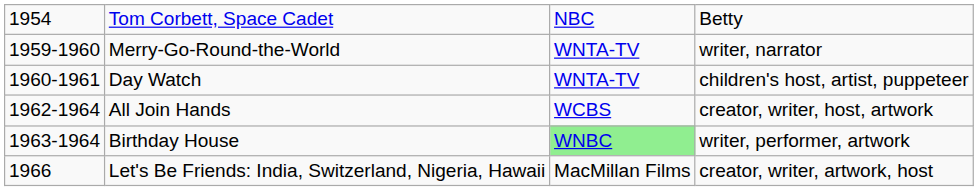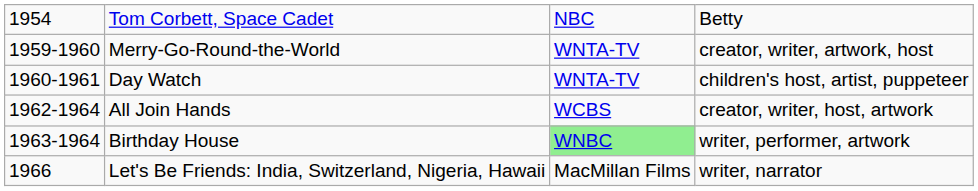(761, 49) writer, narrator -> (816, 49) creator, writer, artwork, host
(816, 170) creator, writer, artwork, host -> (761, 170) writer, narrator
